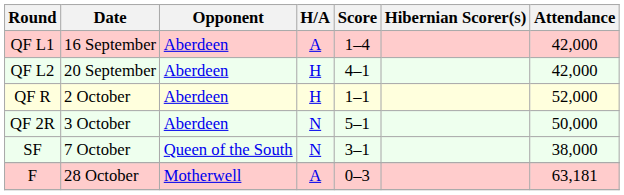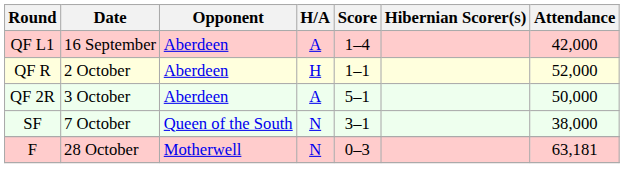- row: (32, 70)
(315, 123) N -> (315, 96) A
(315, 176) A -> (315, 149) N
